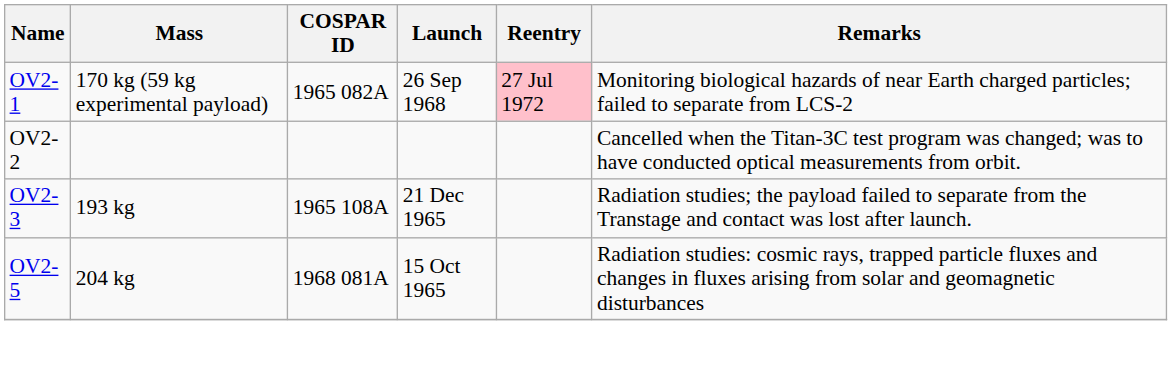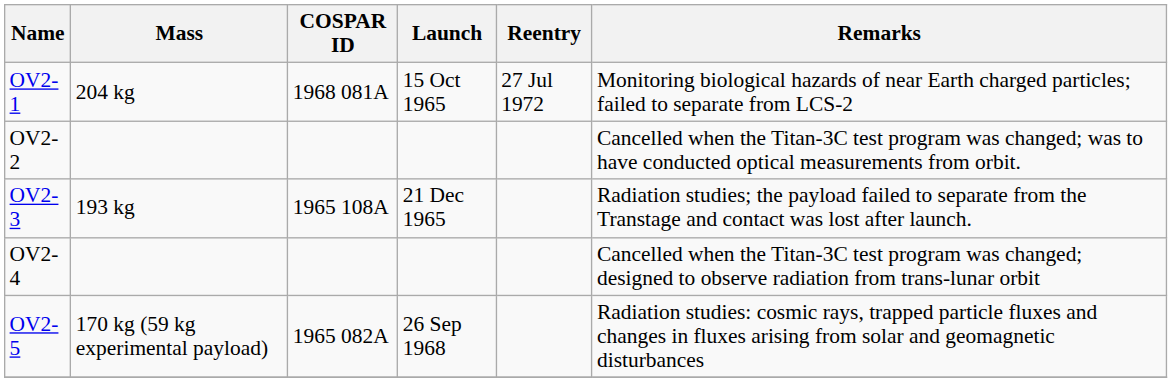(172, 91) 170 kg (59 kg experimental payload) -> (105, 91) 204 kg
(341, 91) 1965 082A -> (341, 91) 1968 081A
(432, 91) 26 Sep 1968 -> (432, 91) 15 Oct 1965
(527, 91) pink background -> (527, 91) no background
+ row: (34, 266)
(105, 278) 204 kg -> (172, 336) 170 kg (59 kg experimental payload)
(341, 278) 1968 081A -> (341, 336) 1965 082A
(432, 278) 15 Oct 1965 -> (432, 336) 26 Sep 1968
